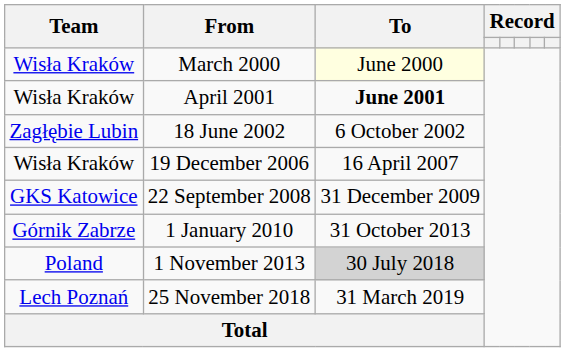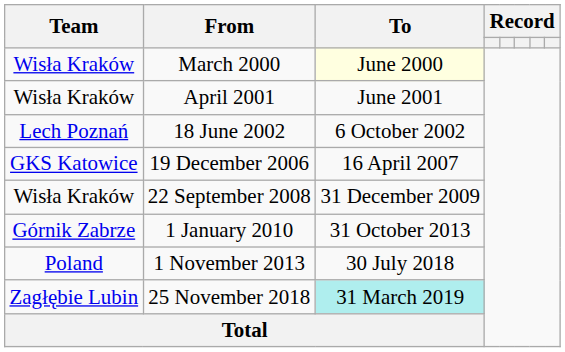(400, 97) bold -> (400, 97) normal
(74, 130) Zagłębie Lubin -> (74, 130) Lech Poznań
(74, 163) Wisła Kraków -> (74, 163) GKS Katowice
(74, 196) GKS Katowice -> (74, 196) Wisła Kraków
(400, 263) lightgrey background -> (400, 263) no background
(74, 296) Lech Poznań -> (74, 296) Zagłębie Lubin
(400, 296) no background -> (400, 296) paleturquoise background
